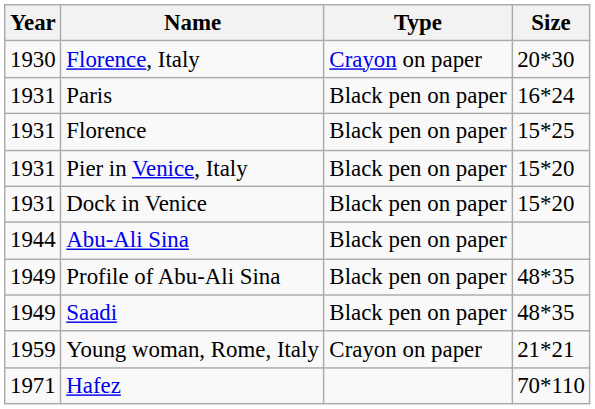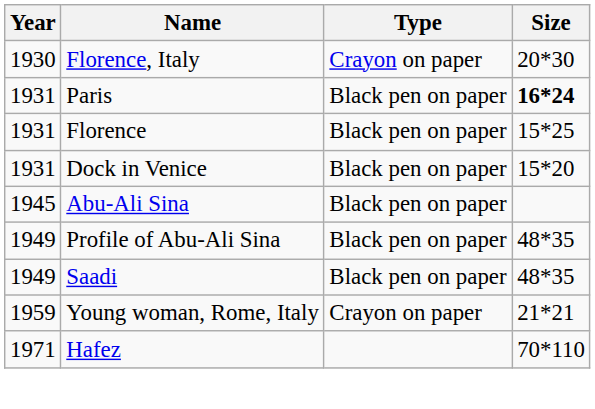(546, 95) normal -> (546, 95) bold
- row: (157, 167)
(33, 240) 1944 -> (33, 204) 1945
